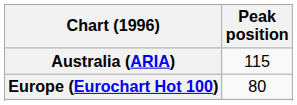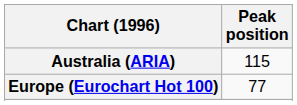(257, 86) 80 -> (257, 86) 77
